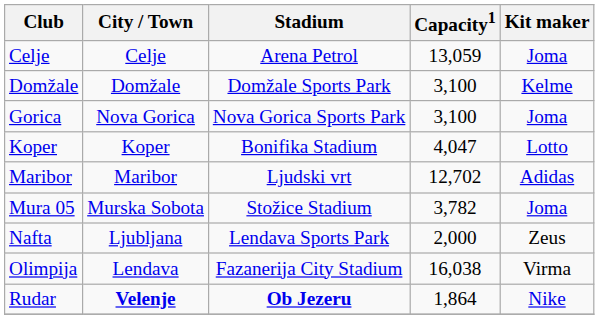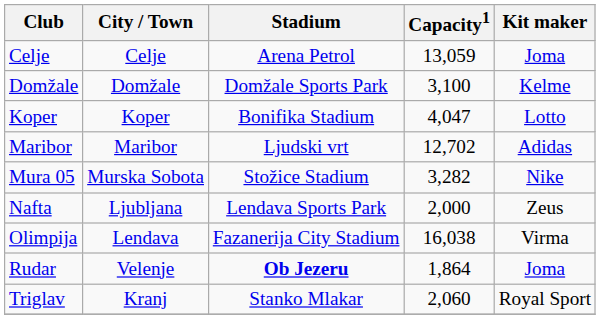- row: (35, 116)
(455, 207) 3,782 -> (449, 177) 3,282
(547, 207) Joma -> (545, 177) Nike
(146, 298) bold -> (146, 268) normal
(547, 298) Nike -> (545, 268) Joma
+ row: (37, 298)
